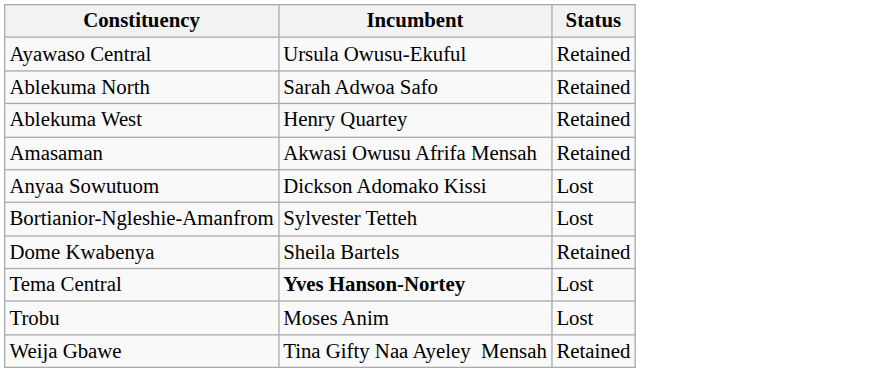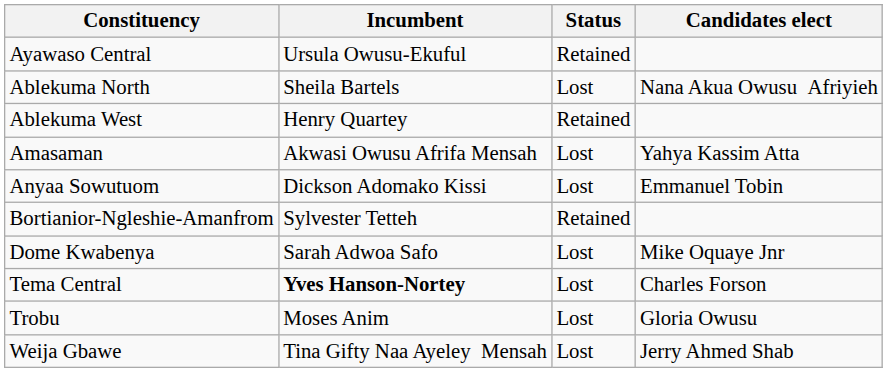+ column: (759, 20)
(361, 86) Sarah Adwoa Safo -> (341, 86) Sheila Bartels
(593, 86) Retained -> (575, 86) Lost
(593, 152) Retained -> (575, 152) Lost
(575, 218) Lost -> (593, 218) Retained
(341, 251) Sheila Bartels -> (361, 251) Sarah Adwoa Safo
(593, 251) Retained -> (575, 251) Lost
(593, 350) Retained -> (575, 350) Lost
